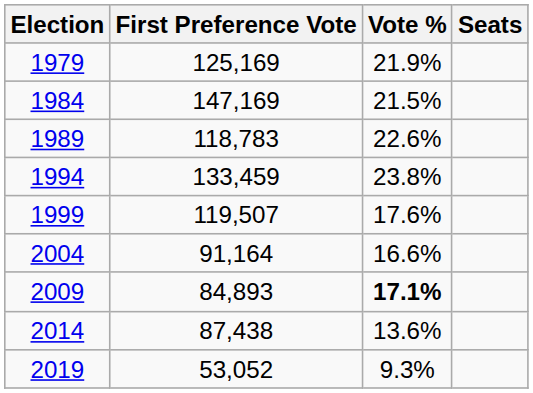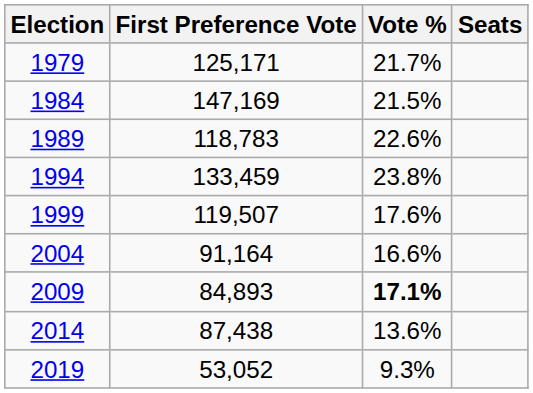(236, 62) 125,169 -> (236, 62) 125,171
(407, 62) 21.9% -> (407, 62) 21.7%
